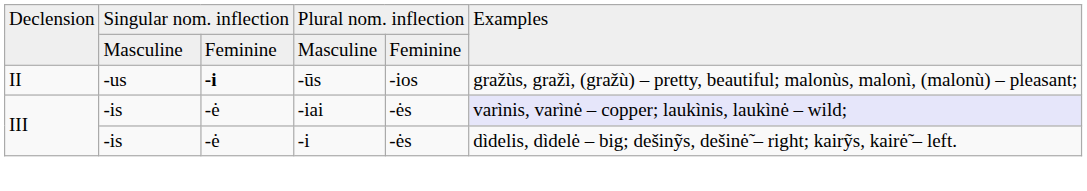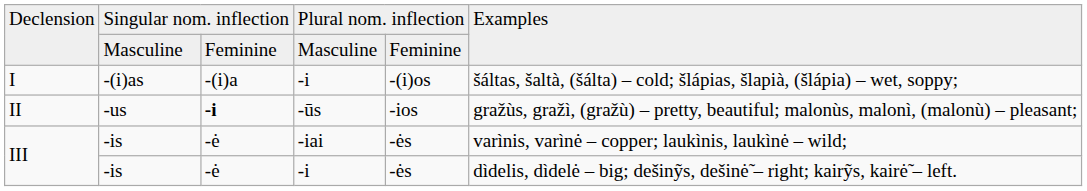+ row: (12, 79)
(660, 110) lavender background -> (660, 140) no background
